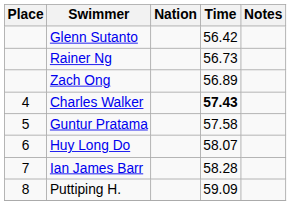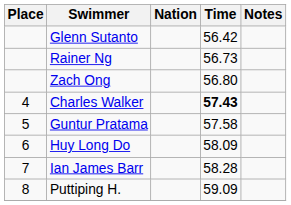(221, 80) 56.89 -> (221, 80) 56.80
(221, 146) 58.07 -> (221, 146) 58.09
